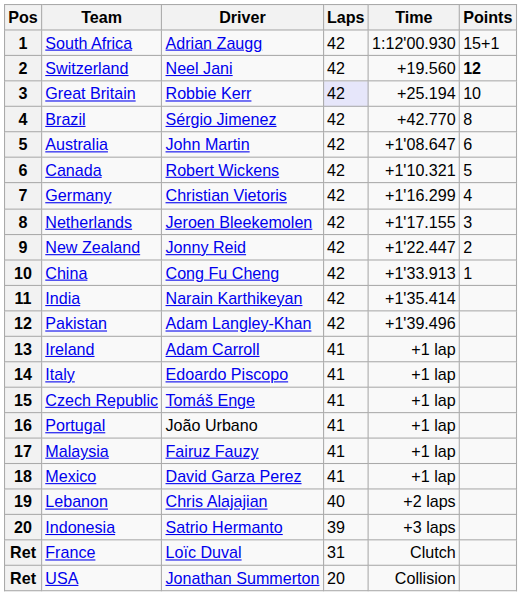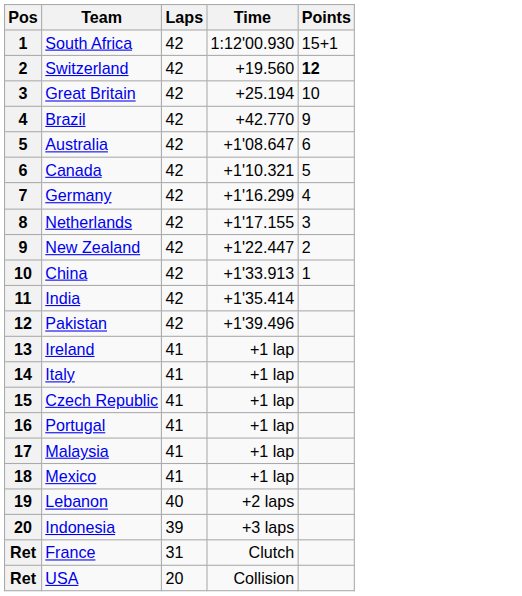- column: (242, 17)
(336, 94) lavender background -> (174, 94) no background
(468, 119) 8 -> (306, 119) 9
